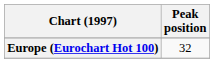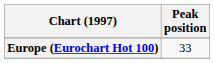(185, 48) 32 -> (185, 48) 33
